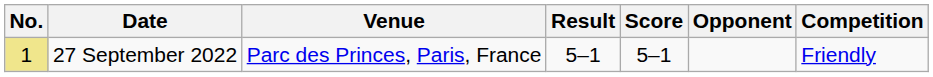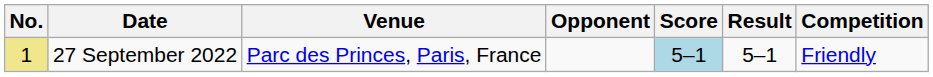columns swapped: (742, 21) <-> (583, 21)
(654, 54) no background -> (689, 54) lightblue background
